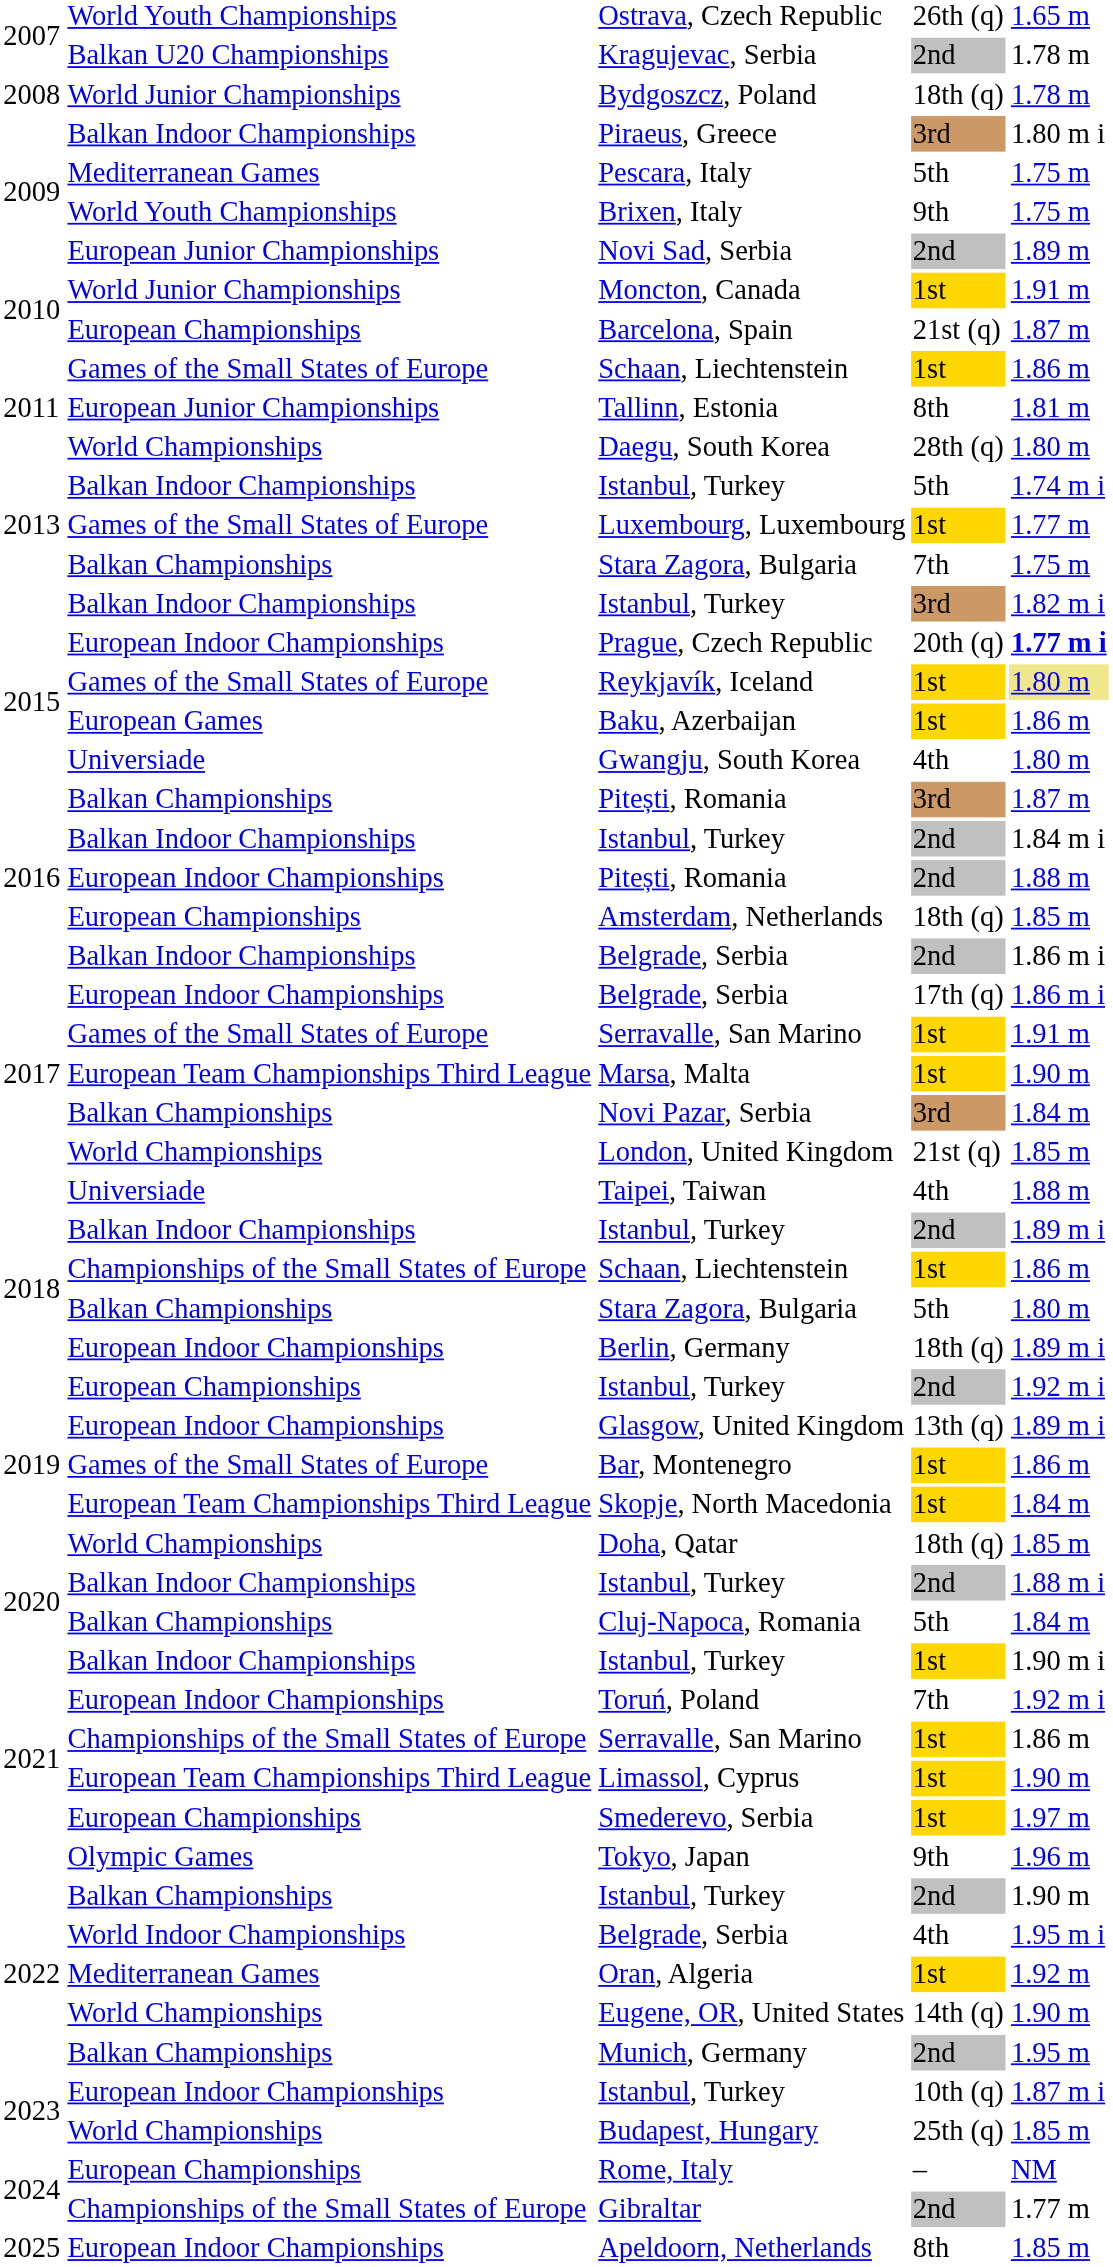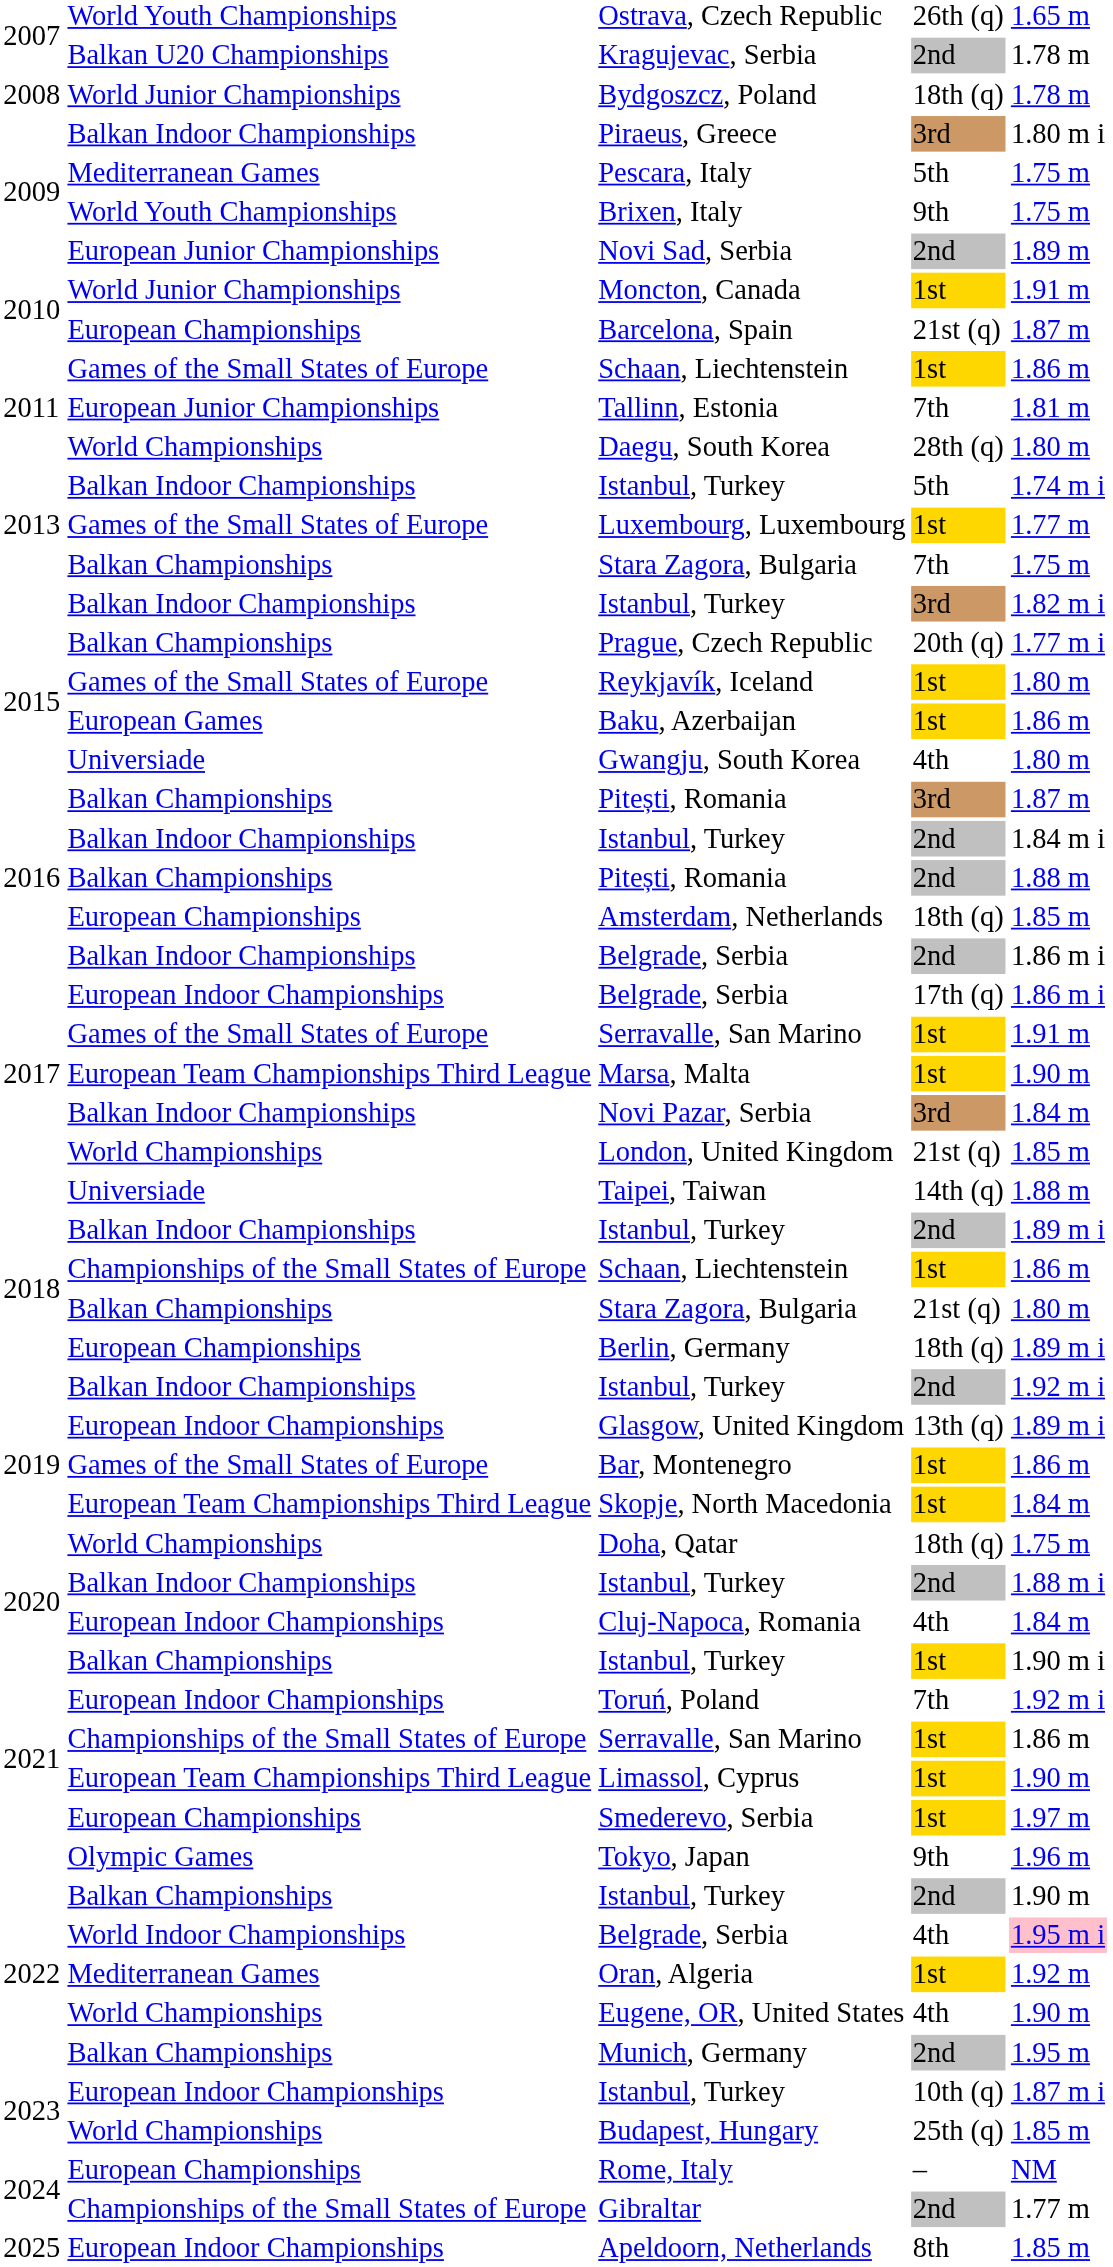(931, 407) 8th -> (931, 407) 7th
(256, 642) European Indoor Championships -> (200, 642) Balkan Championships
(1059, 642) bold -> (1058, 642) normal
(1050, 681) khaki background -> (1050, 681) no background
(256, 877) European Indoor Championships -> (200, 877) Balkan Championships
(200, 1112) Balkan Championships -> (241, 1112) Balkan Indoor Championships
(931, 1190) 4th -> (958, 1190) 14th (q)
(931, 1308) 5th -> (957, 1308) 21st (q)
(256, 1347) European Indoor Championships -> (214, 1347) European Championships
(214, 1386) European Championships -> (241, 1386) Balkan Indoor Championships
(1050, 1543) 1.85 m -> (1050, 1543) 1.75 m
(200, 1621) Balkan Championships -> (256, 1621) European Indoor Championships
(931, 1621) 5th -> (931, 1621) 4th
(241, 1660) Balkan Indoor Championships -> (200, 1660) Balkan Championships
(1058, 1934) no background -> (1058, 1934) pink background
(958, 2013) 14th (q) -> (931, 2013) 4th
